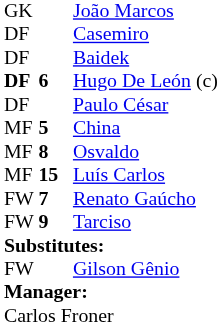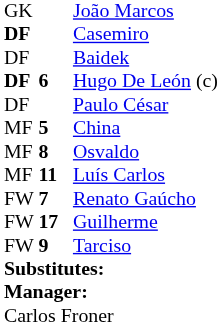(17, 34) normal -> (17, 34) bold
(48, 174) 15 -> (48, 174) 11
+ row: (115, 221)
- row: (126, 268)
